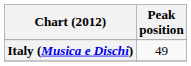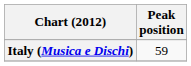(161, 50) 49 -> (161, 50) 59
